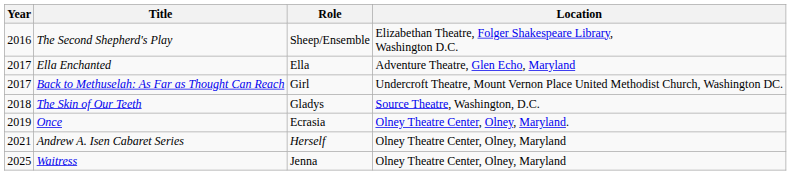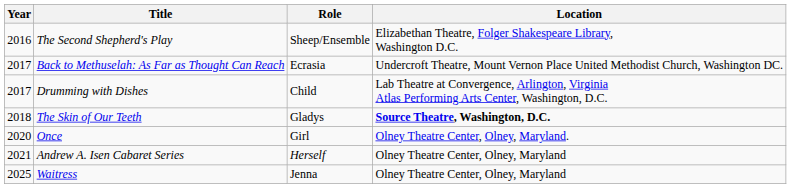- row: (74, 65)
(300, 84) Girl -> (308, 65) Ecrasia
+ row: (92, 91)
(458, 103) normal -> (463, 117) bold
(19, 122) 2019 -> (19, 136) 2020
(308, 122) Ecrasia -> (300, 136) Girl
